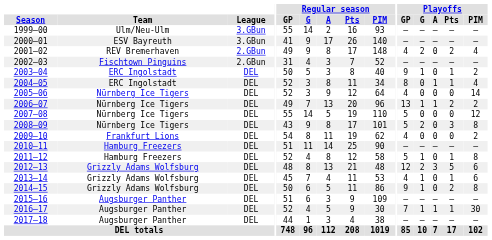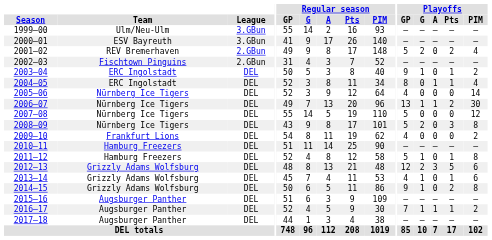(406, 51) 4 -> (406, 51) 5
(476, 104) 2 -> (476, 104) 30
(476, 210) 30 -> (476, 210) 2
